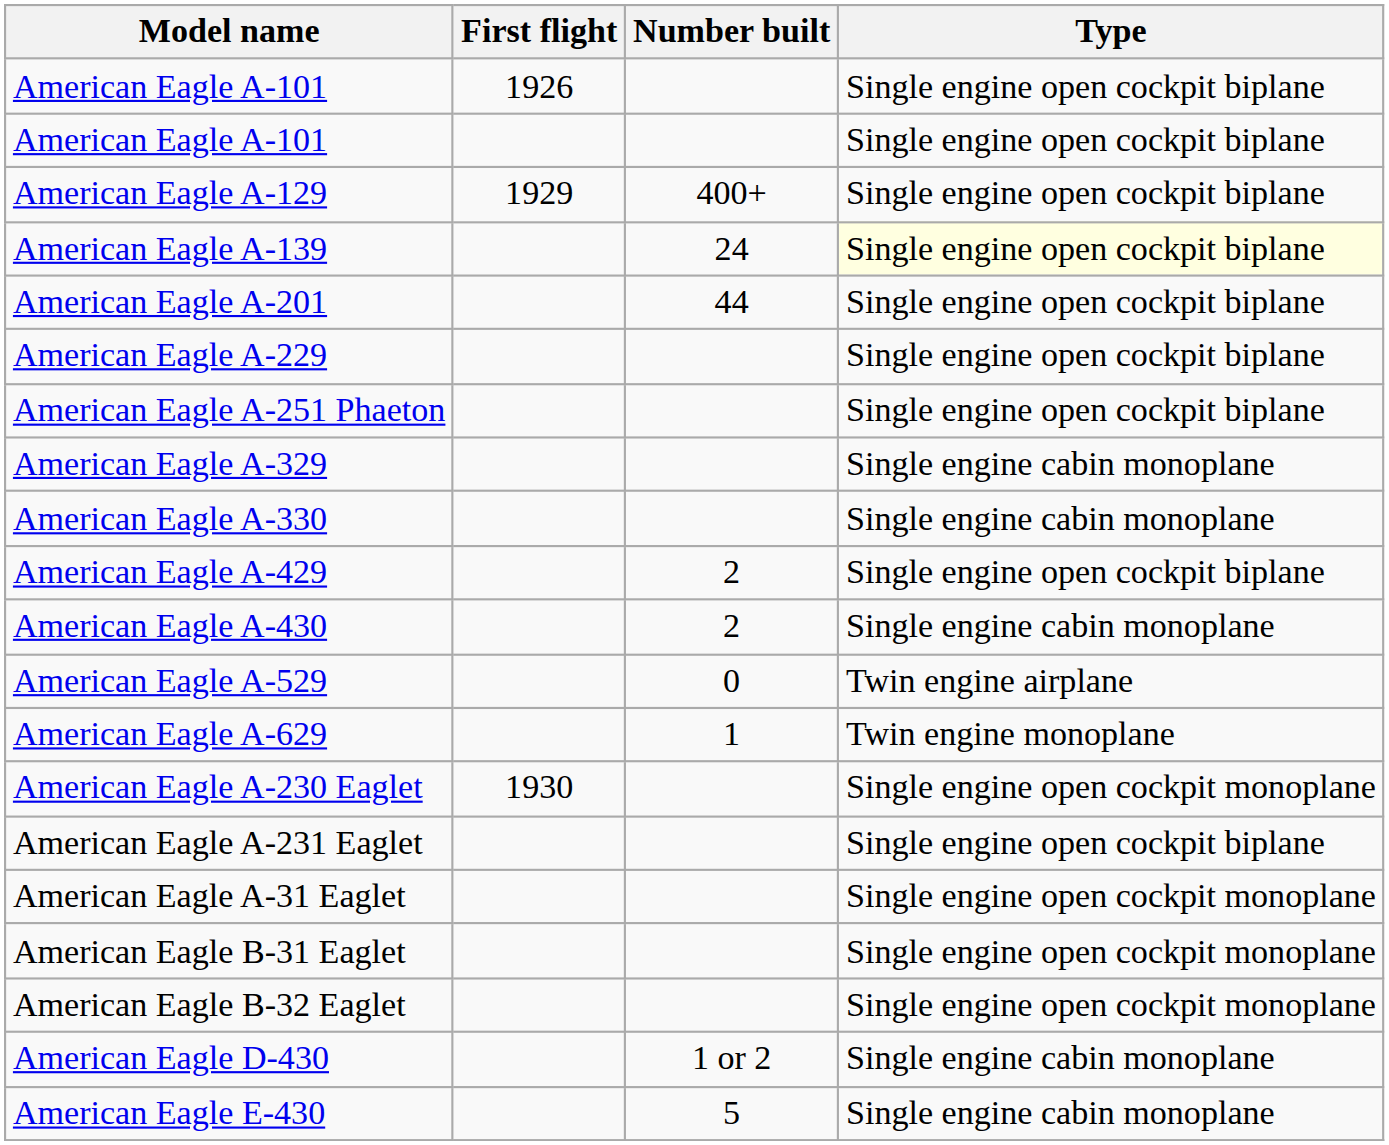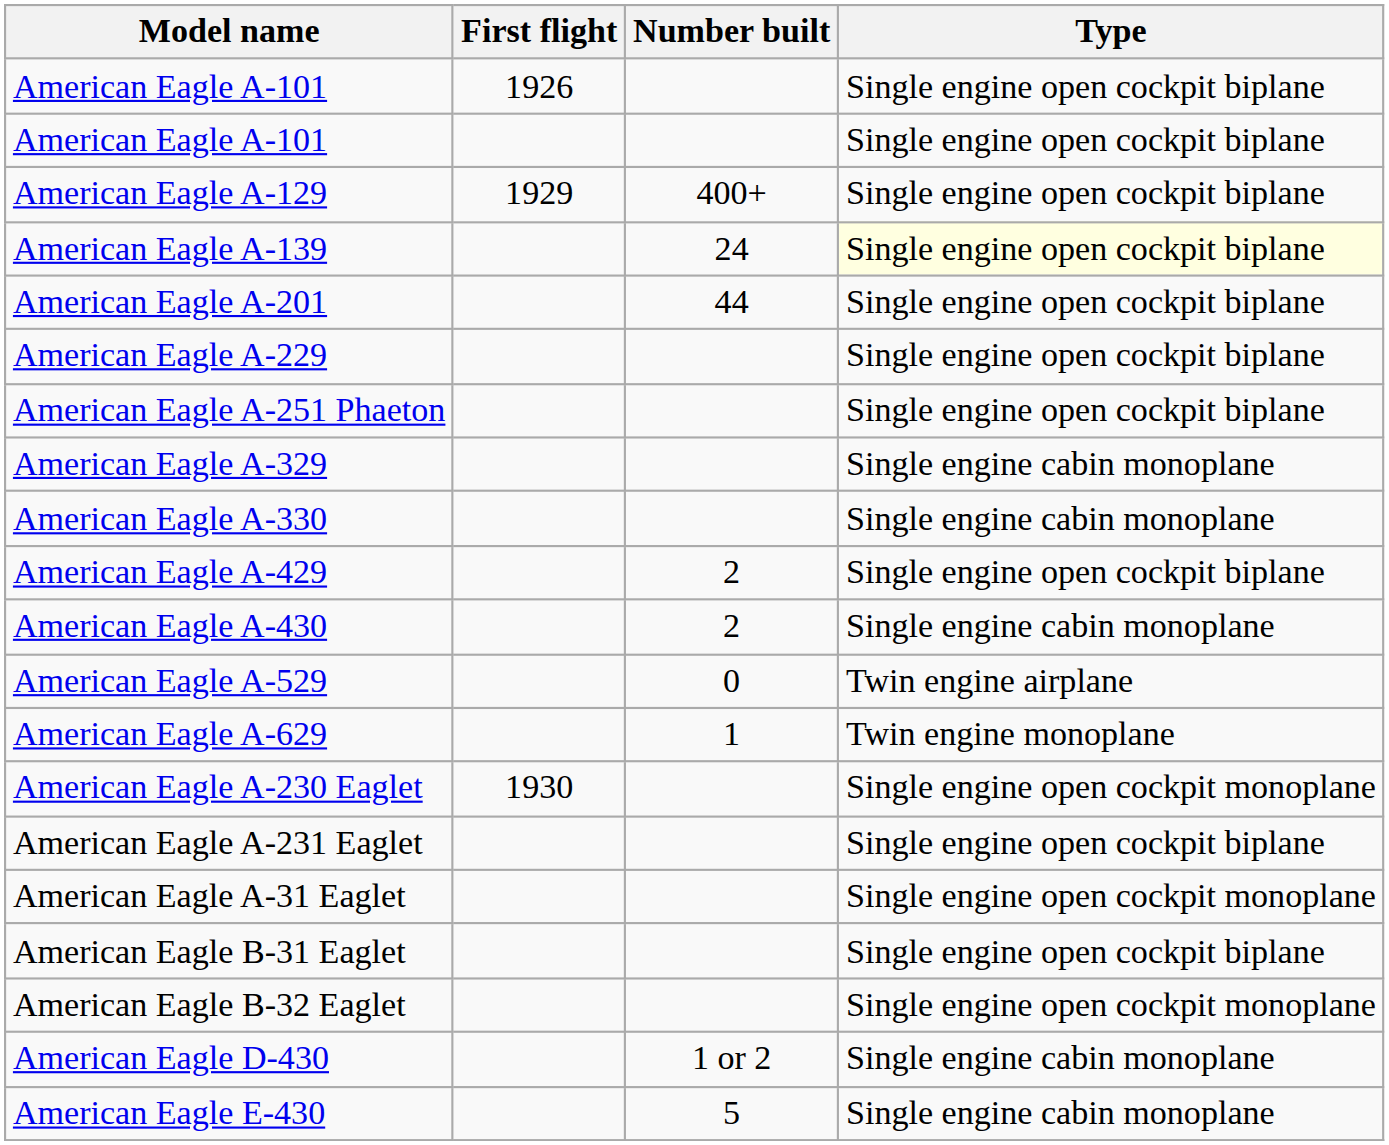(1111, 950) Single engine open cockpit monoplane -> (1085, 950) Single engine open cockpit biplane
